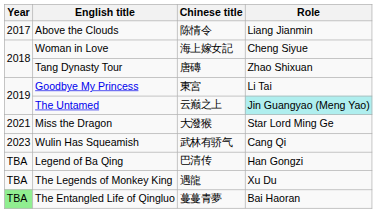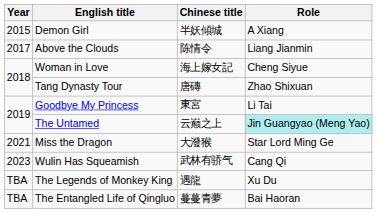+ row: (62, 30)
- row: (79, 161)
(17, 199) lightgreen background -> (17, 199) no background
